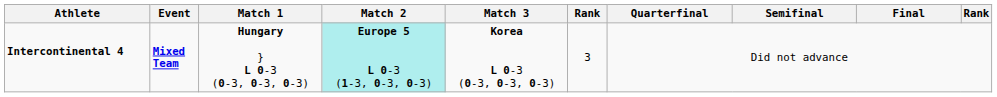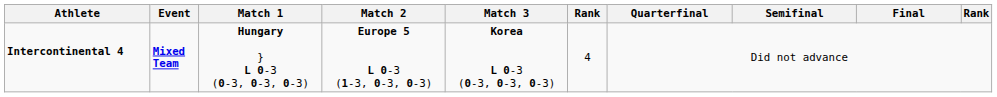(384, 57) paleturquoise background -> (384, 57) no background
(587, 57) 3 -> (587, 57) 4
